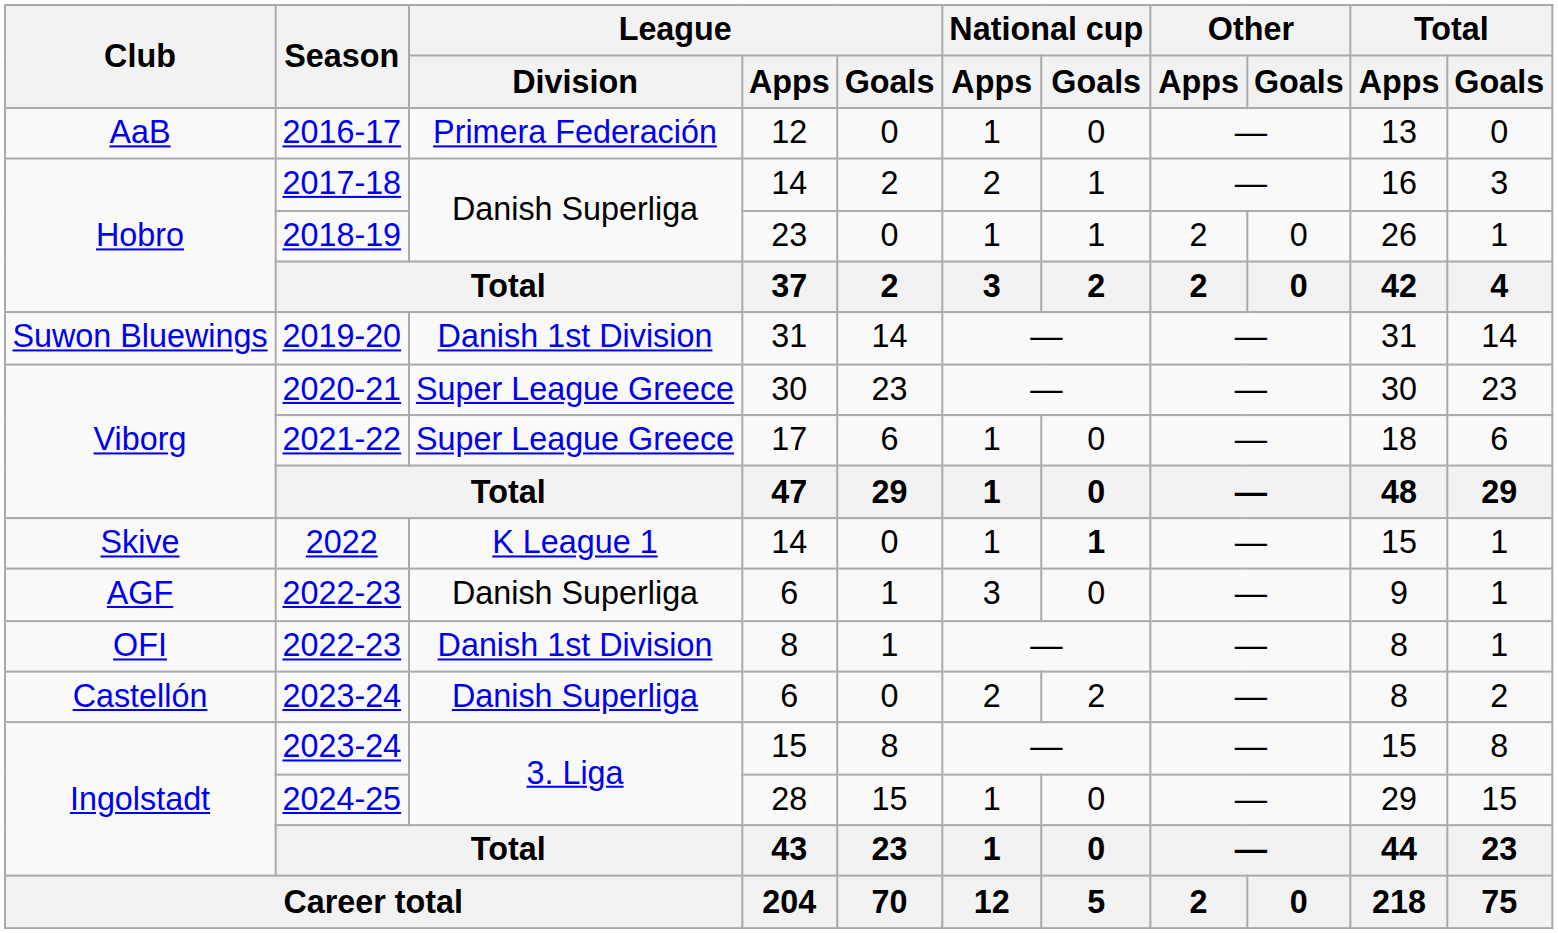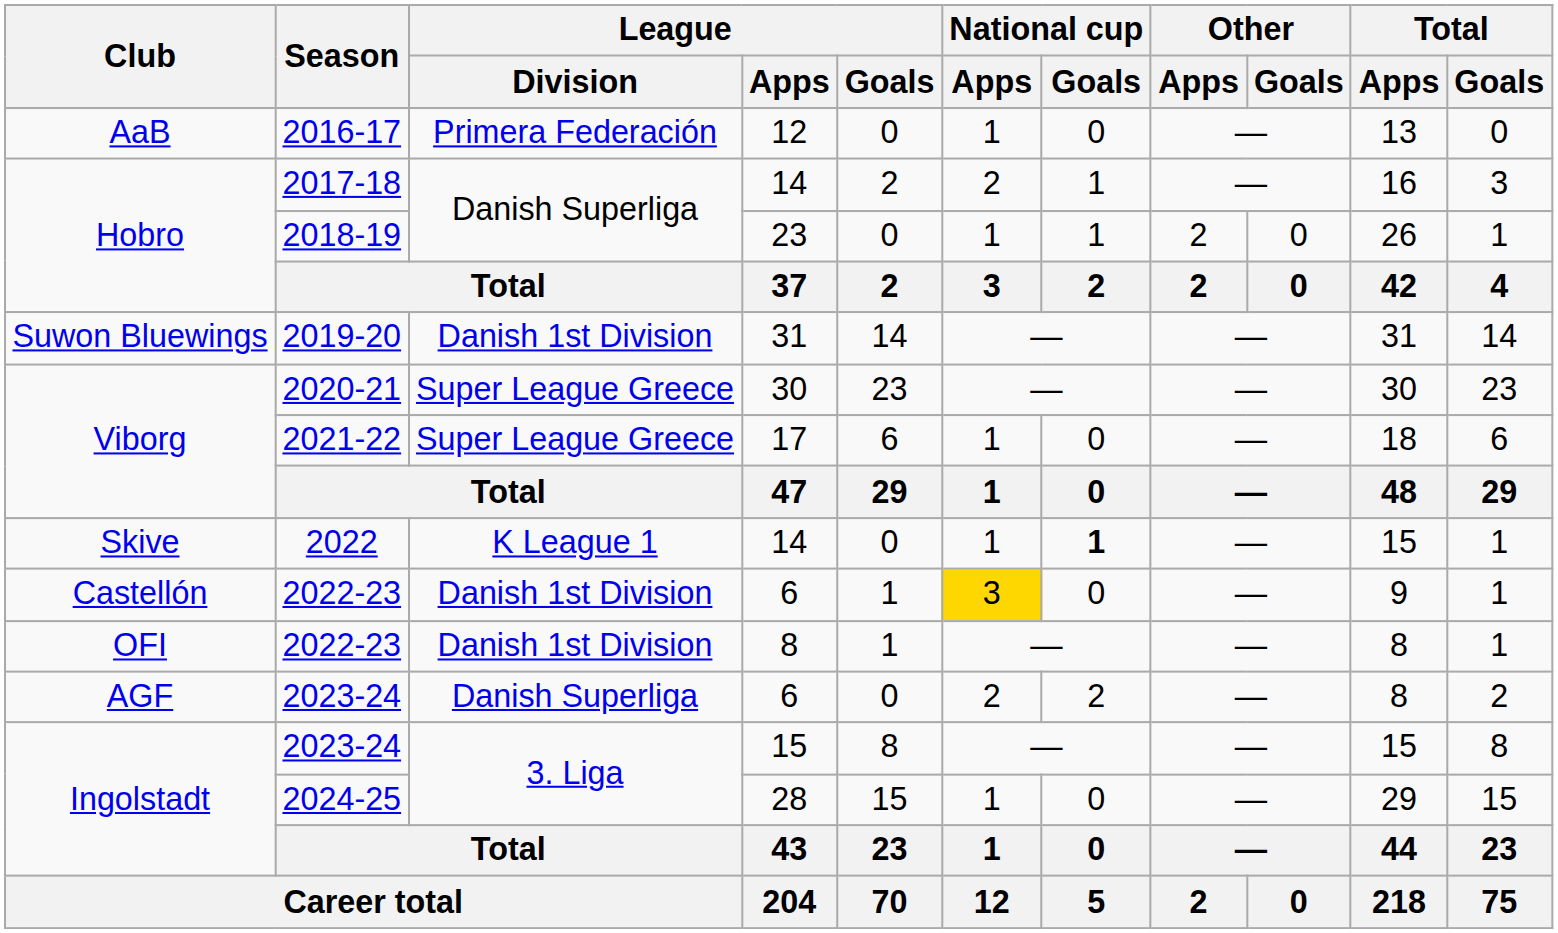(140, 593) AGF -> (140, 593) Castellón
(575, 593) Danish Superliga -> (575, 593) Danish 1st Division
(992, 593) no background -> (992, 593) gold background
(140, 696) Castellón -> (140, 696) AGF
